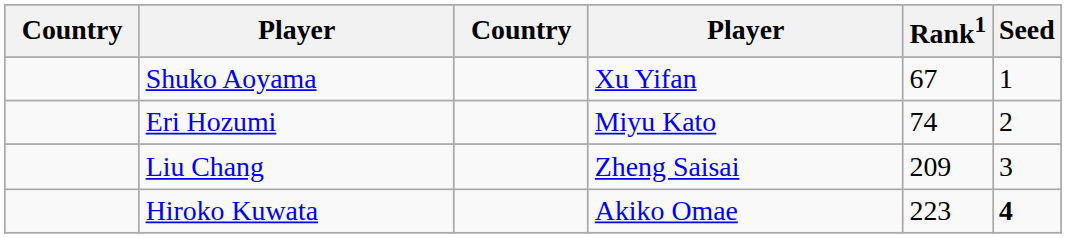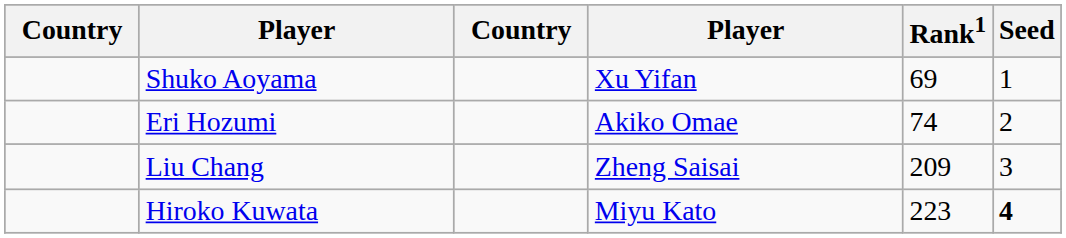(923, 78) 67 -> (923, 78) 69
(656, 122) Miyu Kato -> (666, 122) Akiko Omae
(666, 210) Akiko Omae -> (656, 210) Miyu Kato
